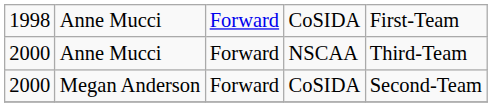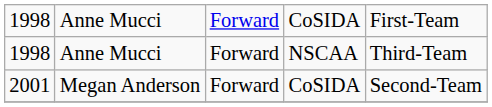(30, 53) 2000 -> (30, 53) 1998
(30, 85) 2000 -> (30, 85) 2001
